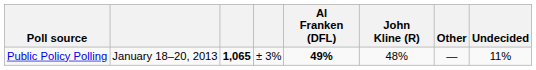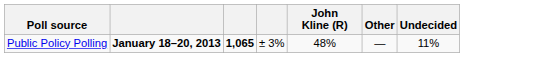- column: (322, 25)
(165, 56) normal -> (167, 43) bold
